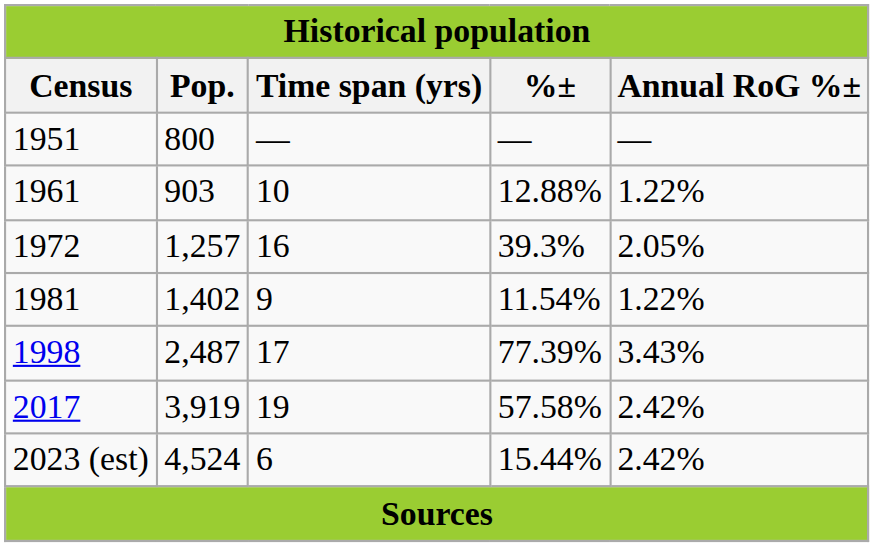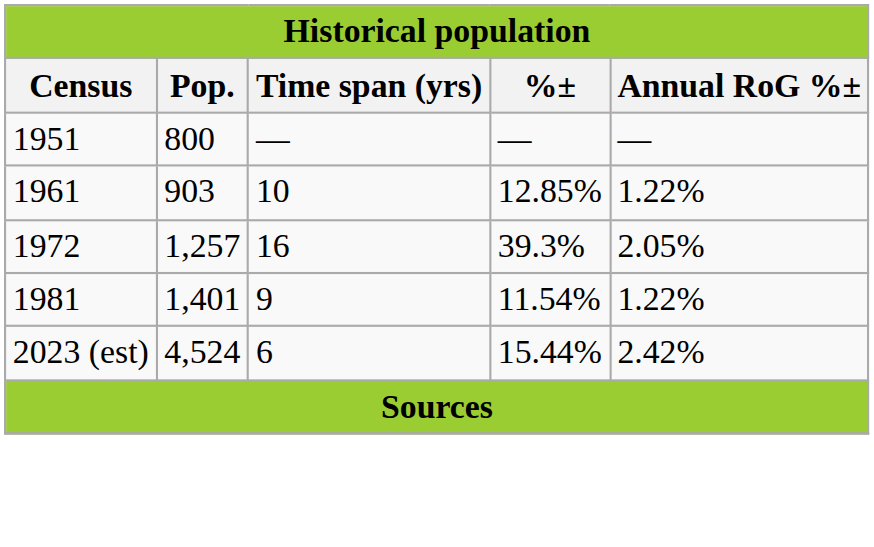(550, 191) 12.88% -> (550, 191) 12.85%
(202, 298) 1,402 -> (202, 298) 1,401
- row: (47, 352)
- row: (47, 406)
